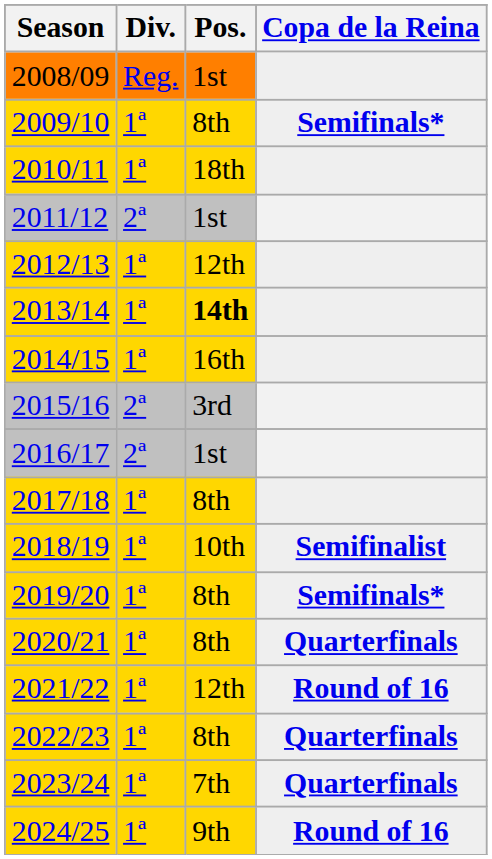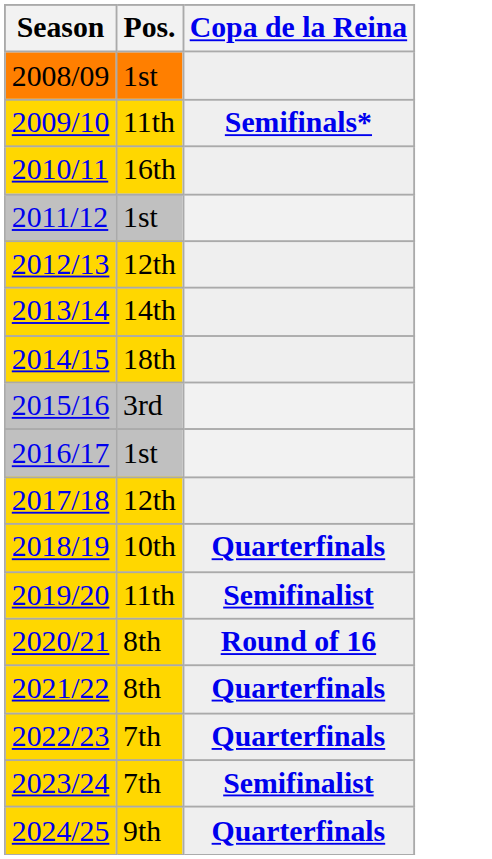- column: (151, 28)
(211, 122) 8th -> (149, 122) 11th
(219, 169) 18th -> (150, 169) 16th
(220, 311) bold -> (150, 311) normal
(219, 358) 16th -> (150, 358) 18th
(211, 500) 8th -> (150, 500) 12th
(371, 547) Semifinalist -> (298, 547) Quarterfinals
(211, 594) 8th -> (149, 594) 11th
(371, 594) Semifinals* -> (298, 594) Semifinalist
(371, 641) Quarterfinals -> (298, 641) Round of 16
(219, 688) 12th -> (142, 688) 8th
(371, 688) Round of 16 -> (298, 688) Quarterfinals
(211, 736) 8th -> (142, 736) 7th
(371, 783) Quarterfinals -> (298, 783) Semifinalist
(371, 830) Round of 16 -> (298, 830) Quarterfinals
